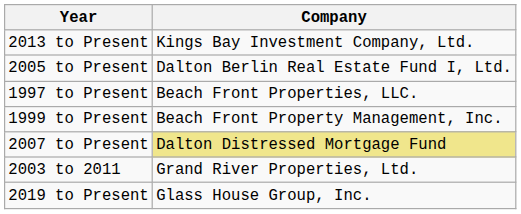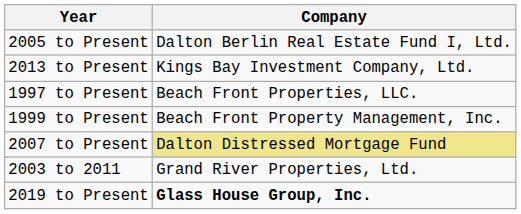rows swapped: (79, 43) <-> (79, 68)
(264, 195) normal -> (264, 195) bold
